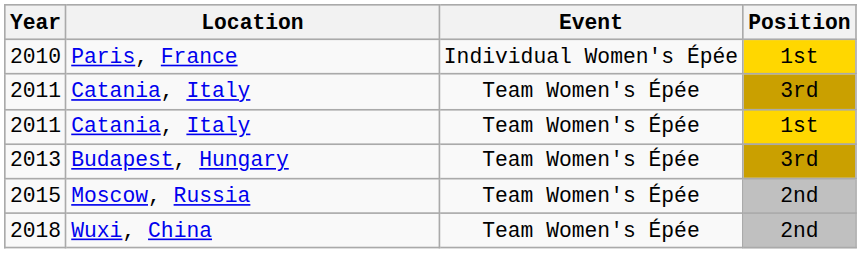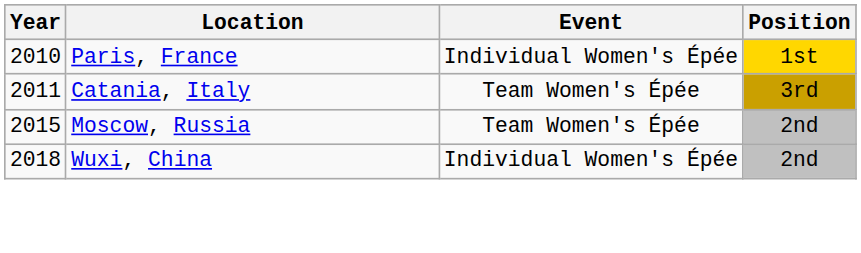- row: (35, 126)
- row: (35, 161)
(591, 231) Team Women's Épée -> (591, 161) Individual Women's Épée
